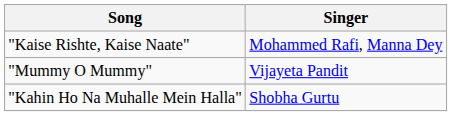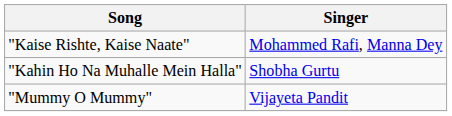rows swapped: (125, 97) <-> (80, 71)
